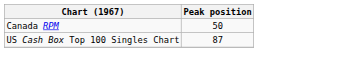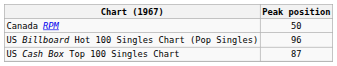+ row: (132, 40)
